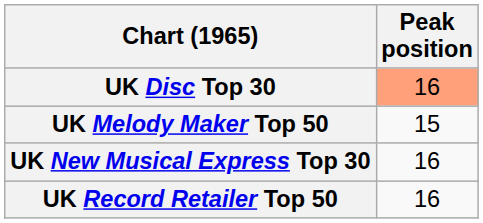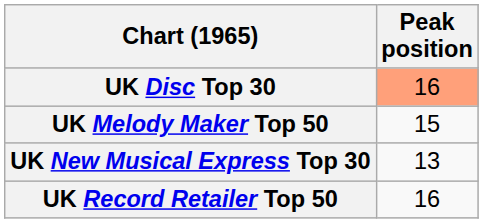(427, 161) 16 -> (427, 161) 13
